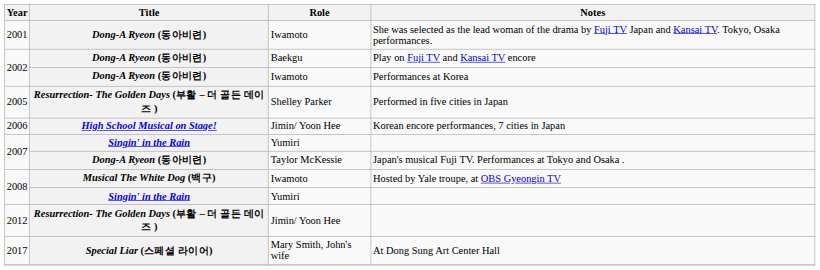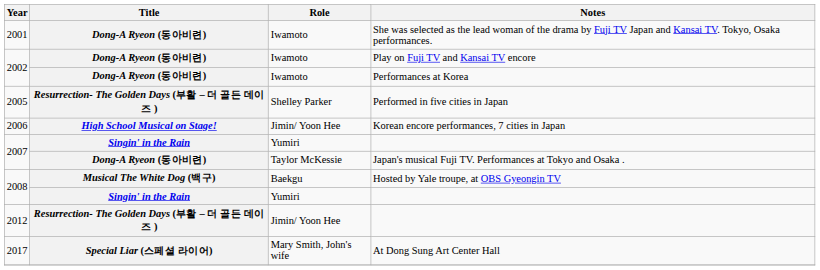(287, 58) Baekgu -> (289, 58) Iwamoto
(289, 178) Iwamoto -> (287, 178) Baekgu
